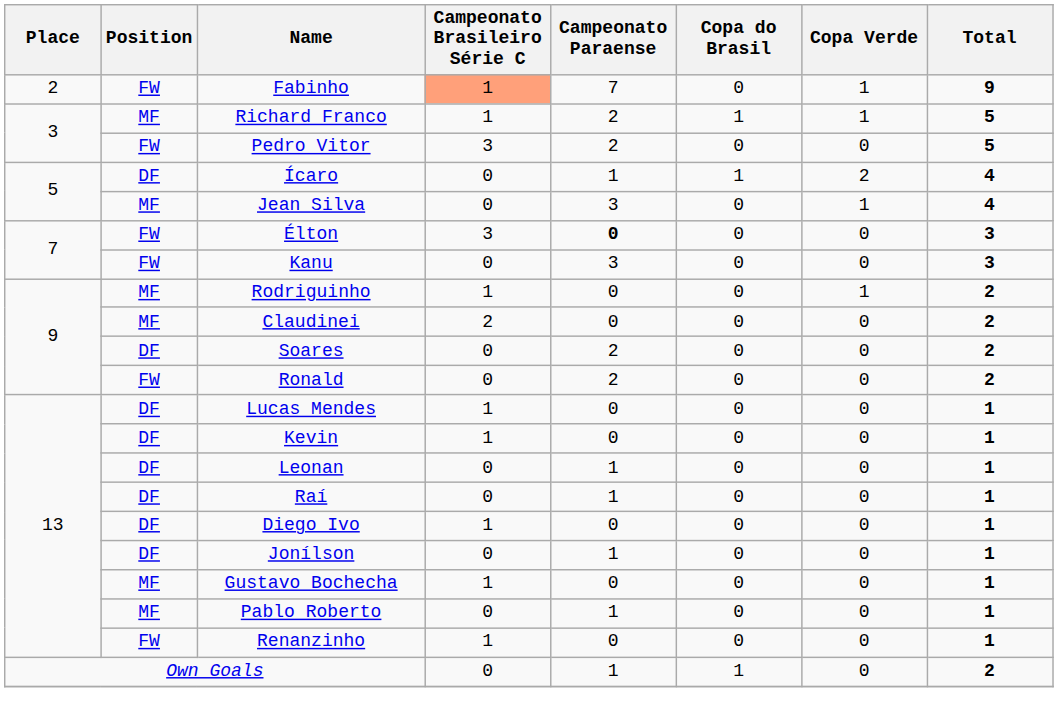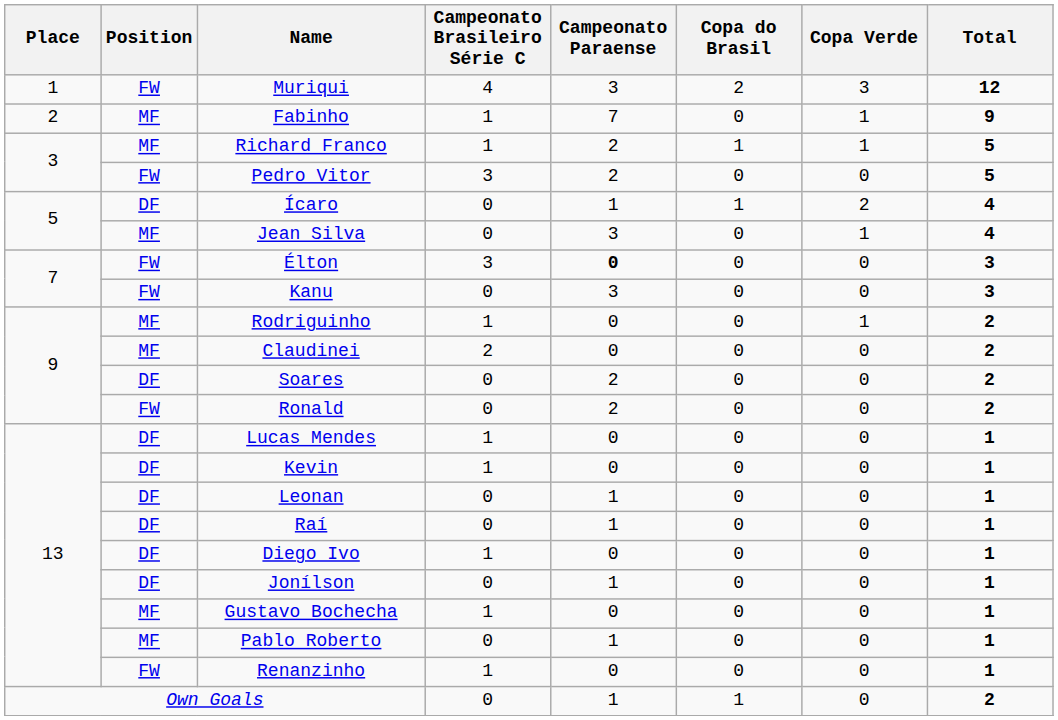+ row: (311, 90)
(149, 90) FW -> (149, 119) MF
(488, 90) lightsalmon background -> (488, 119) no background
